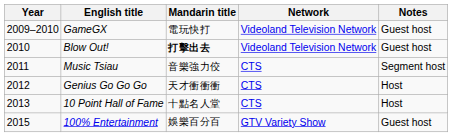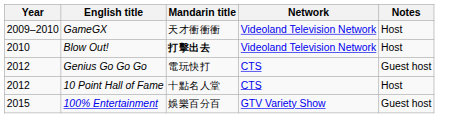(189, 29) 電玩快打 -> (194, 29) 天才衝衝衝
(406, 30) Guest host -> (392, 30) Host
(406, 48) Guest host -> (392, 48) Host
- row: (91, 67)
(194, 85) 天才衝衝衝 -> (189, 66) 電玩快打
(392, 85) Host -> (406, 67) Guest host
(18, 103) 2013 -> (18, 85) 2012
